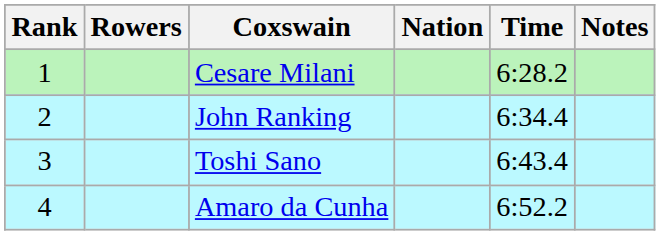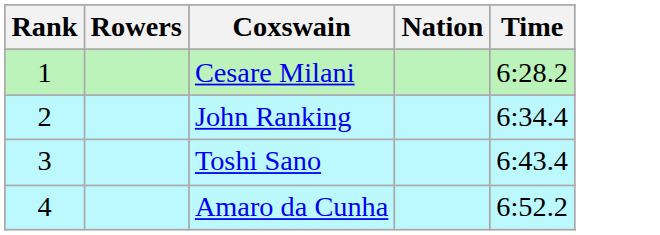- column: (615, 26)
